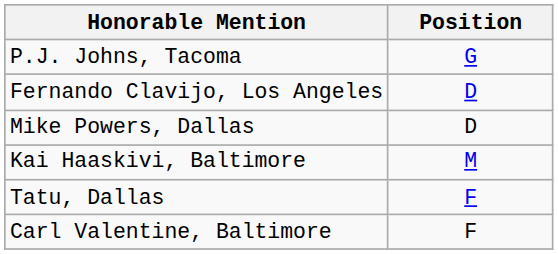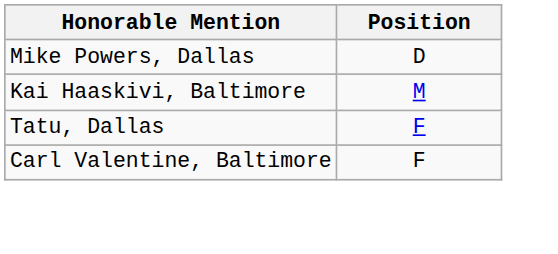- row: (126, 57)
- row: (197, 92)
